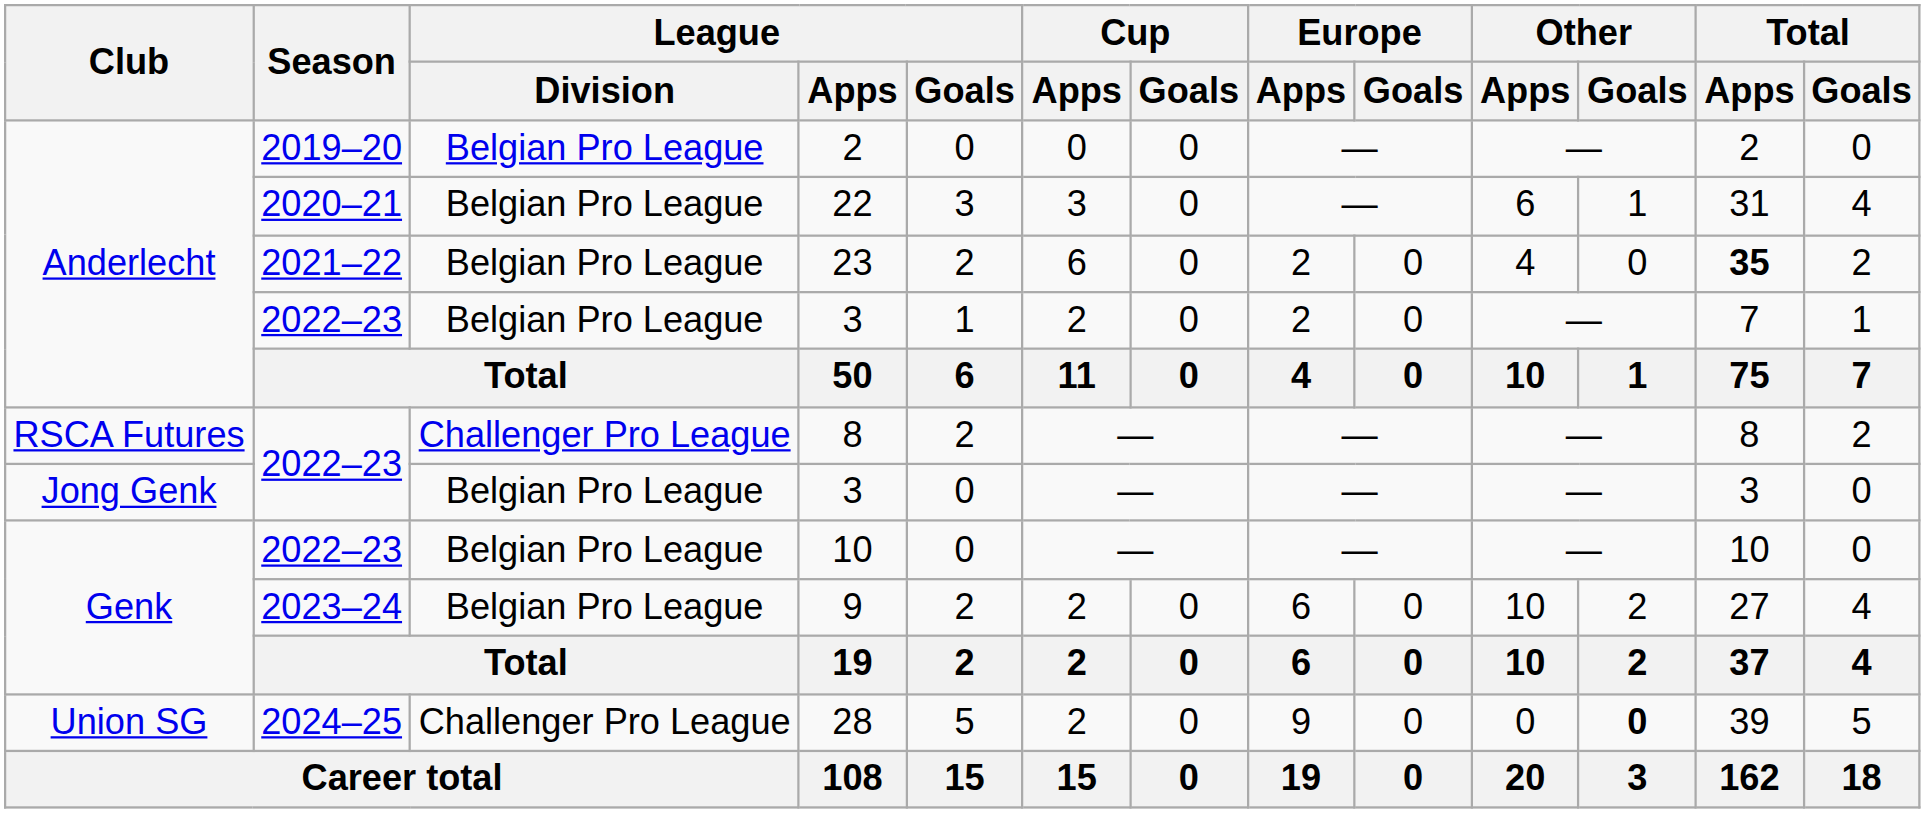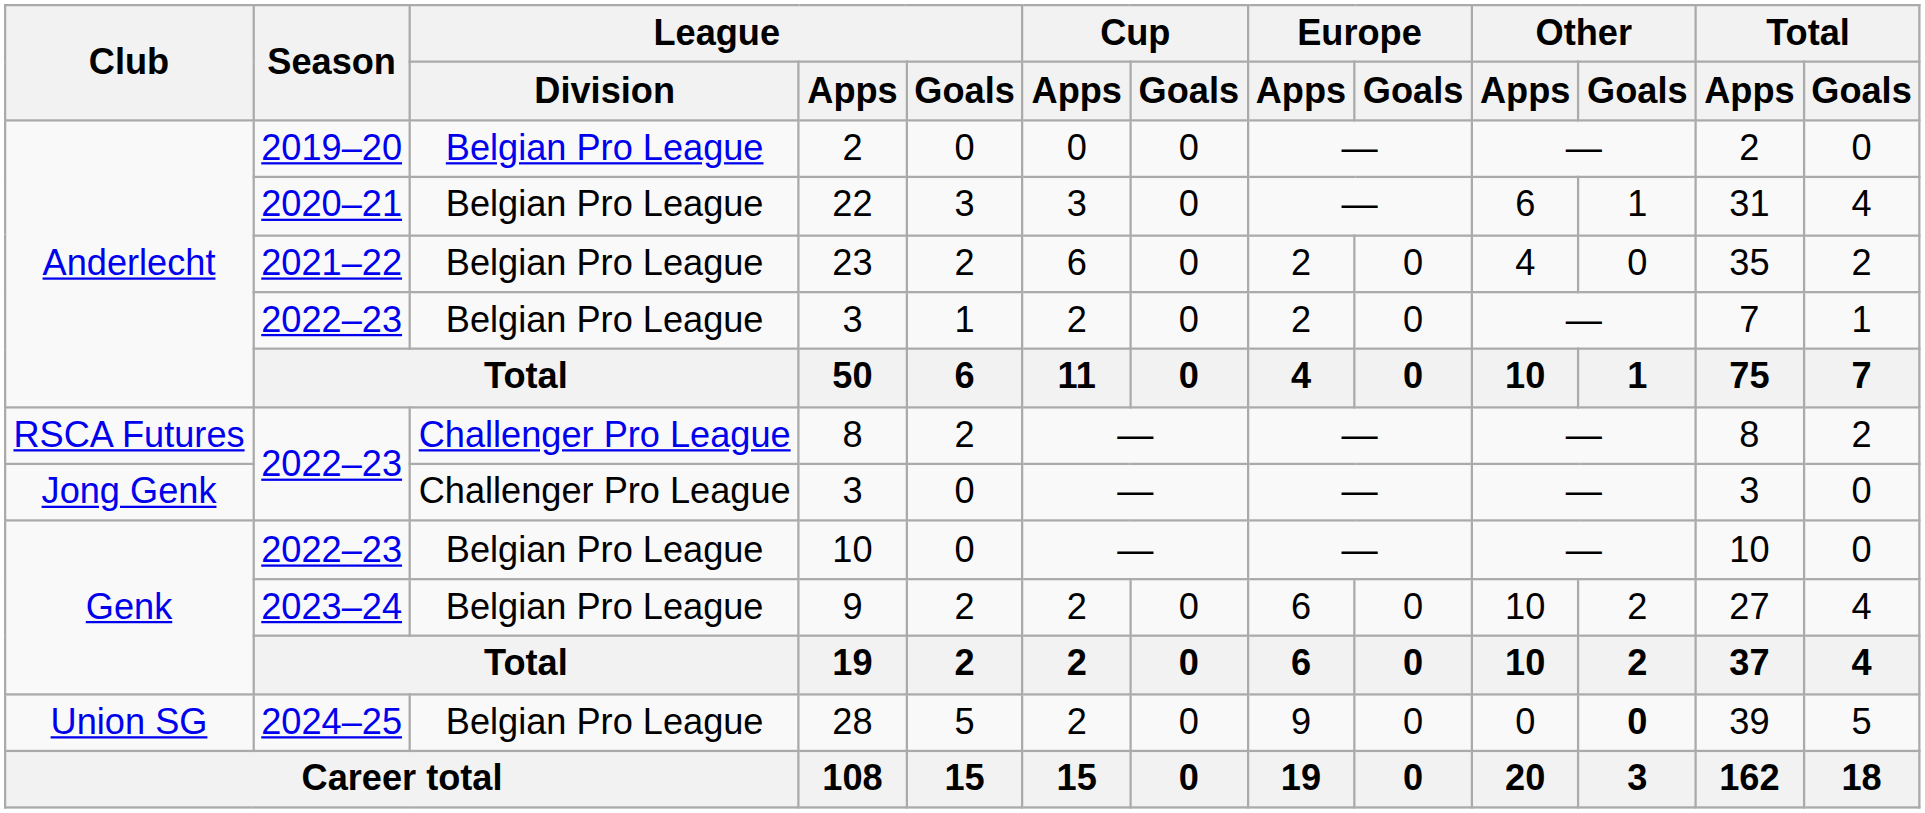(1749, 262) bold -> (1749, 262) normal
(605, 491) Belgian Pro League -> (605, 491) Challenger Pro League
(605, 721) Challenger Pro League -> (605, 721) Belgian Pro League
